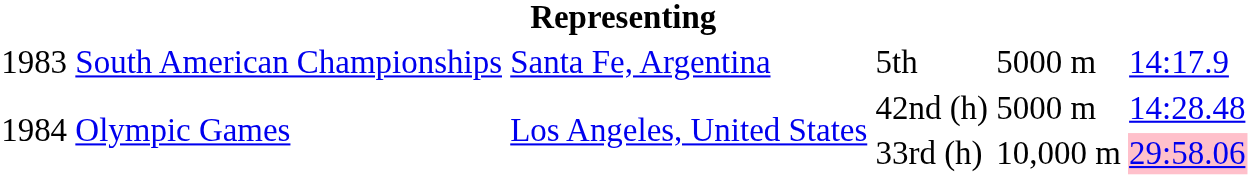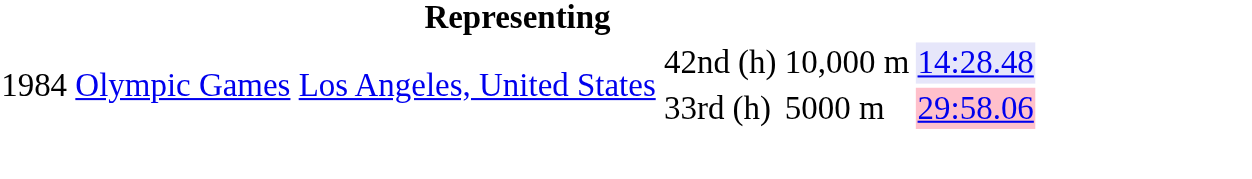- row: (897, 62)
(1046, 107) 5000 m -> (847, 62) 10,000 m
(1187, 107) no background -> (976, 62) lavender background
(1059, 153) 10,000 m -> (835, 107) 5000 m
